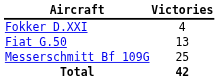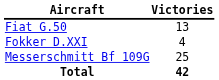rows swapped: (46, 27) <-> (36, 42)
